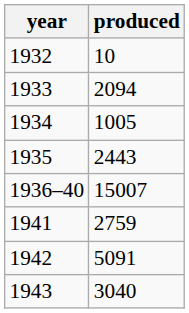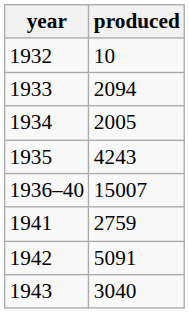(115, 122) 1005 -> (115, 122) 2005
(115, 156) 2443 -> (115, 156) 4243
